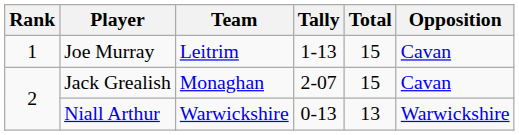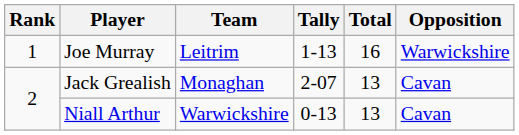(370, 51) 15 -> (370, 51) 16
(426, 51) Cavan -> (455, 51) Warwickshire
(370, 82) 15 -> (370, 82) 13
(455, 113) Warwickshire -> (426, 113) Cavan
